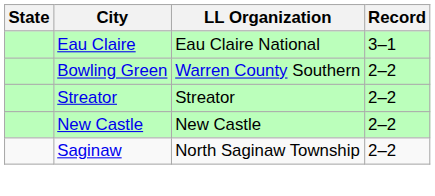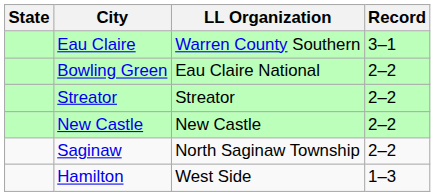(248, 44) Eau Claire National -> (268, 44) Warren County Southern
(268, 71) Warren County Southern -> (248, 71) Eau Claire National
+ row: (90, 177)
